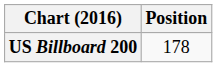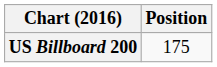(176, 47) 178 -> (176, 47) 175
